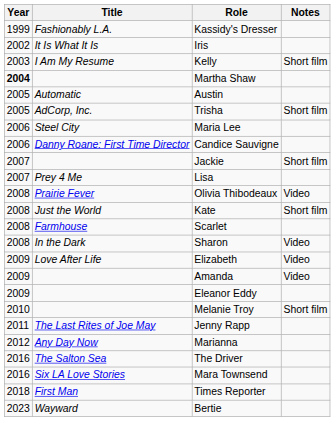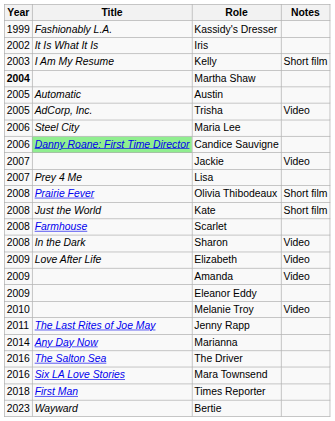(305, 111) Short film -> (297, 111) Video
(112, 144) no background -> (112, 144) lightgreen background
(305, 161) Short film -> (297, 161) Video
(297, 194) Video -> (305, 194) Short film
(305, 309) Short film -> (297, 309) Video
(18, 342) 2012 -> (18, 342) 2014
